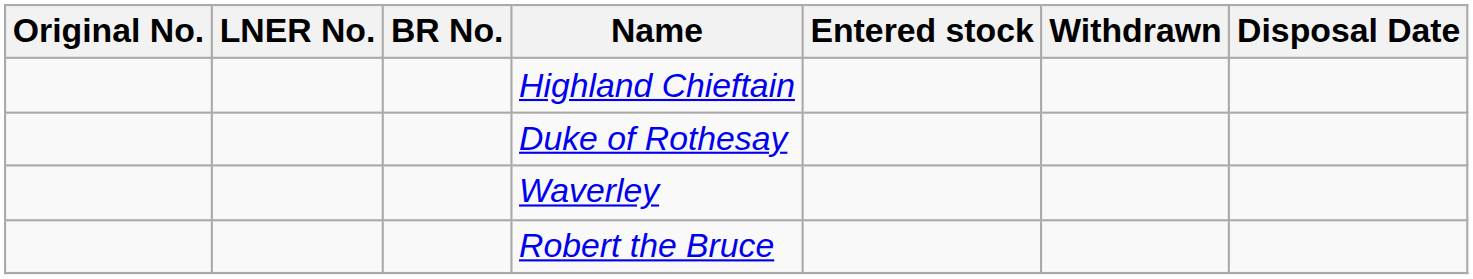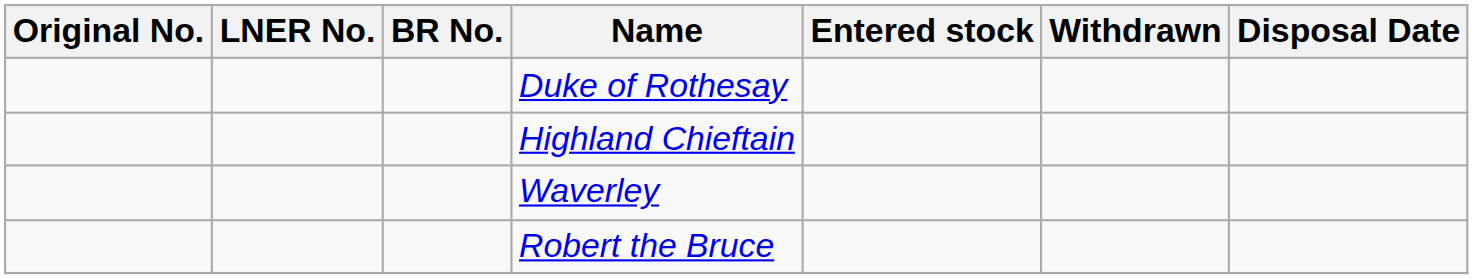rows swapped: (657, 84) <-> (653, 138)
